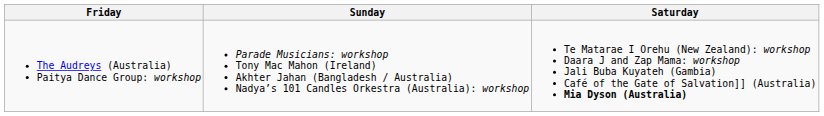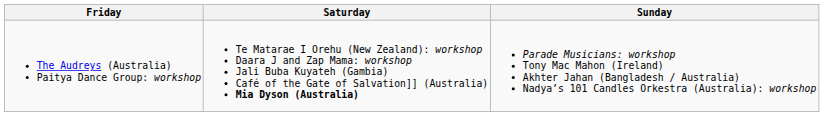columns swapped: (675, 12) <-> (367, 12)
